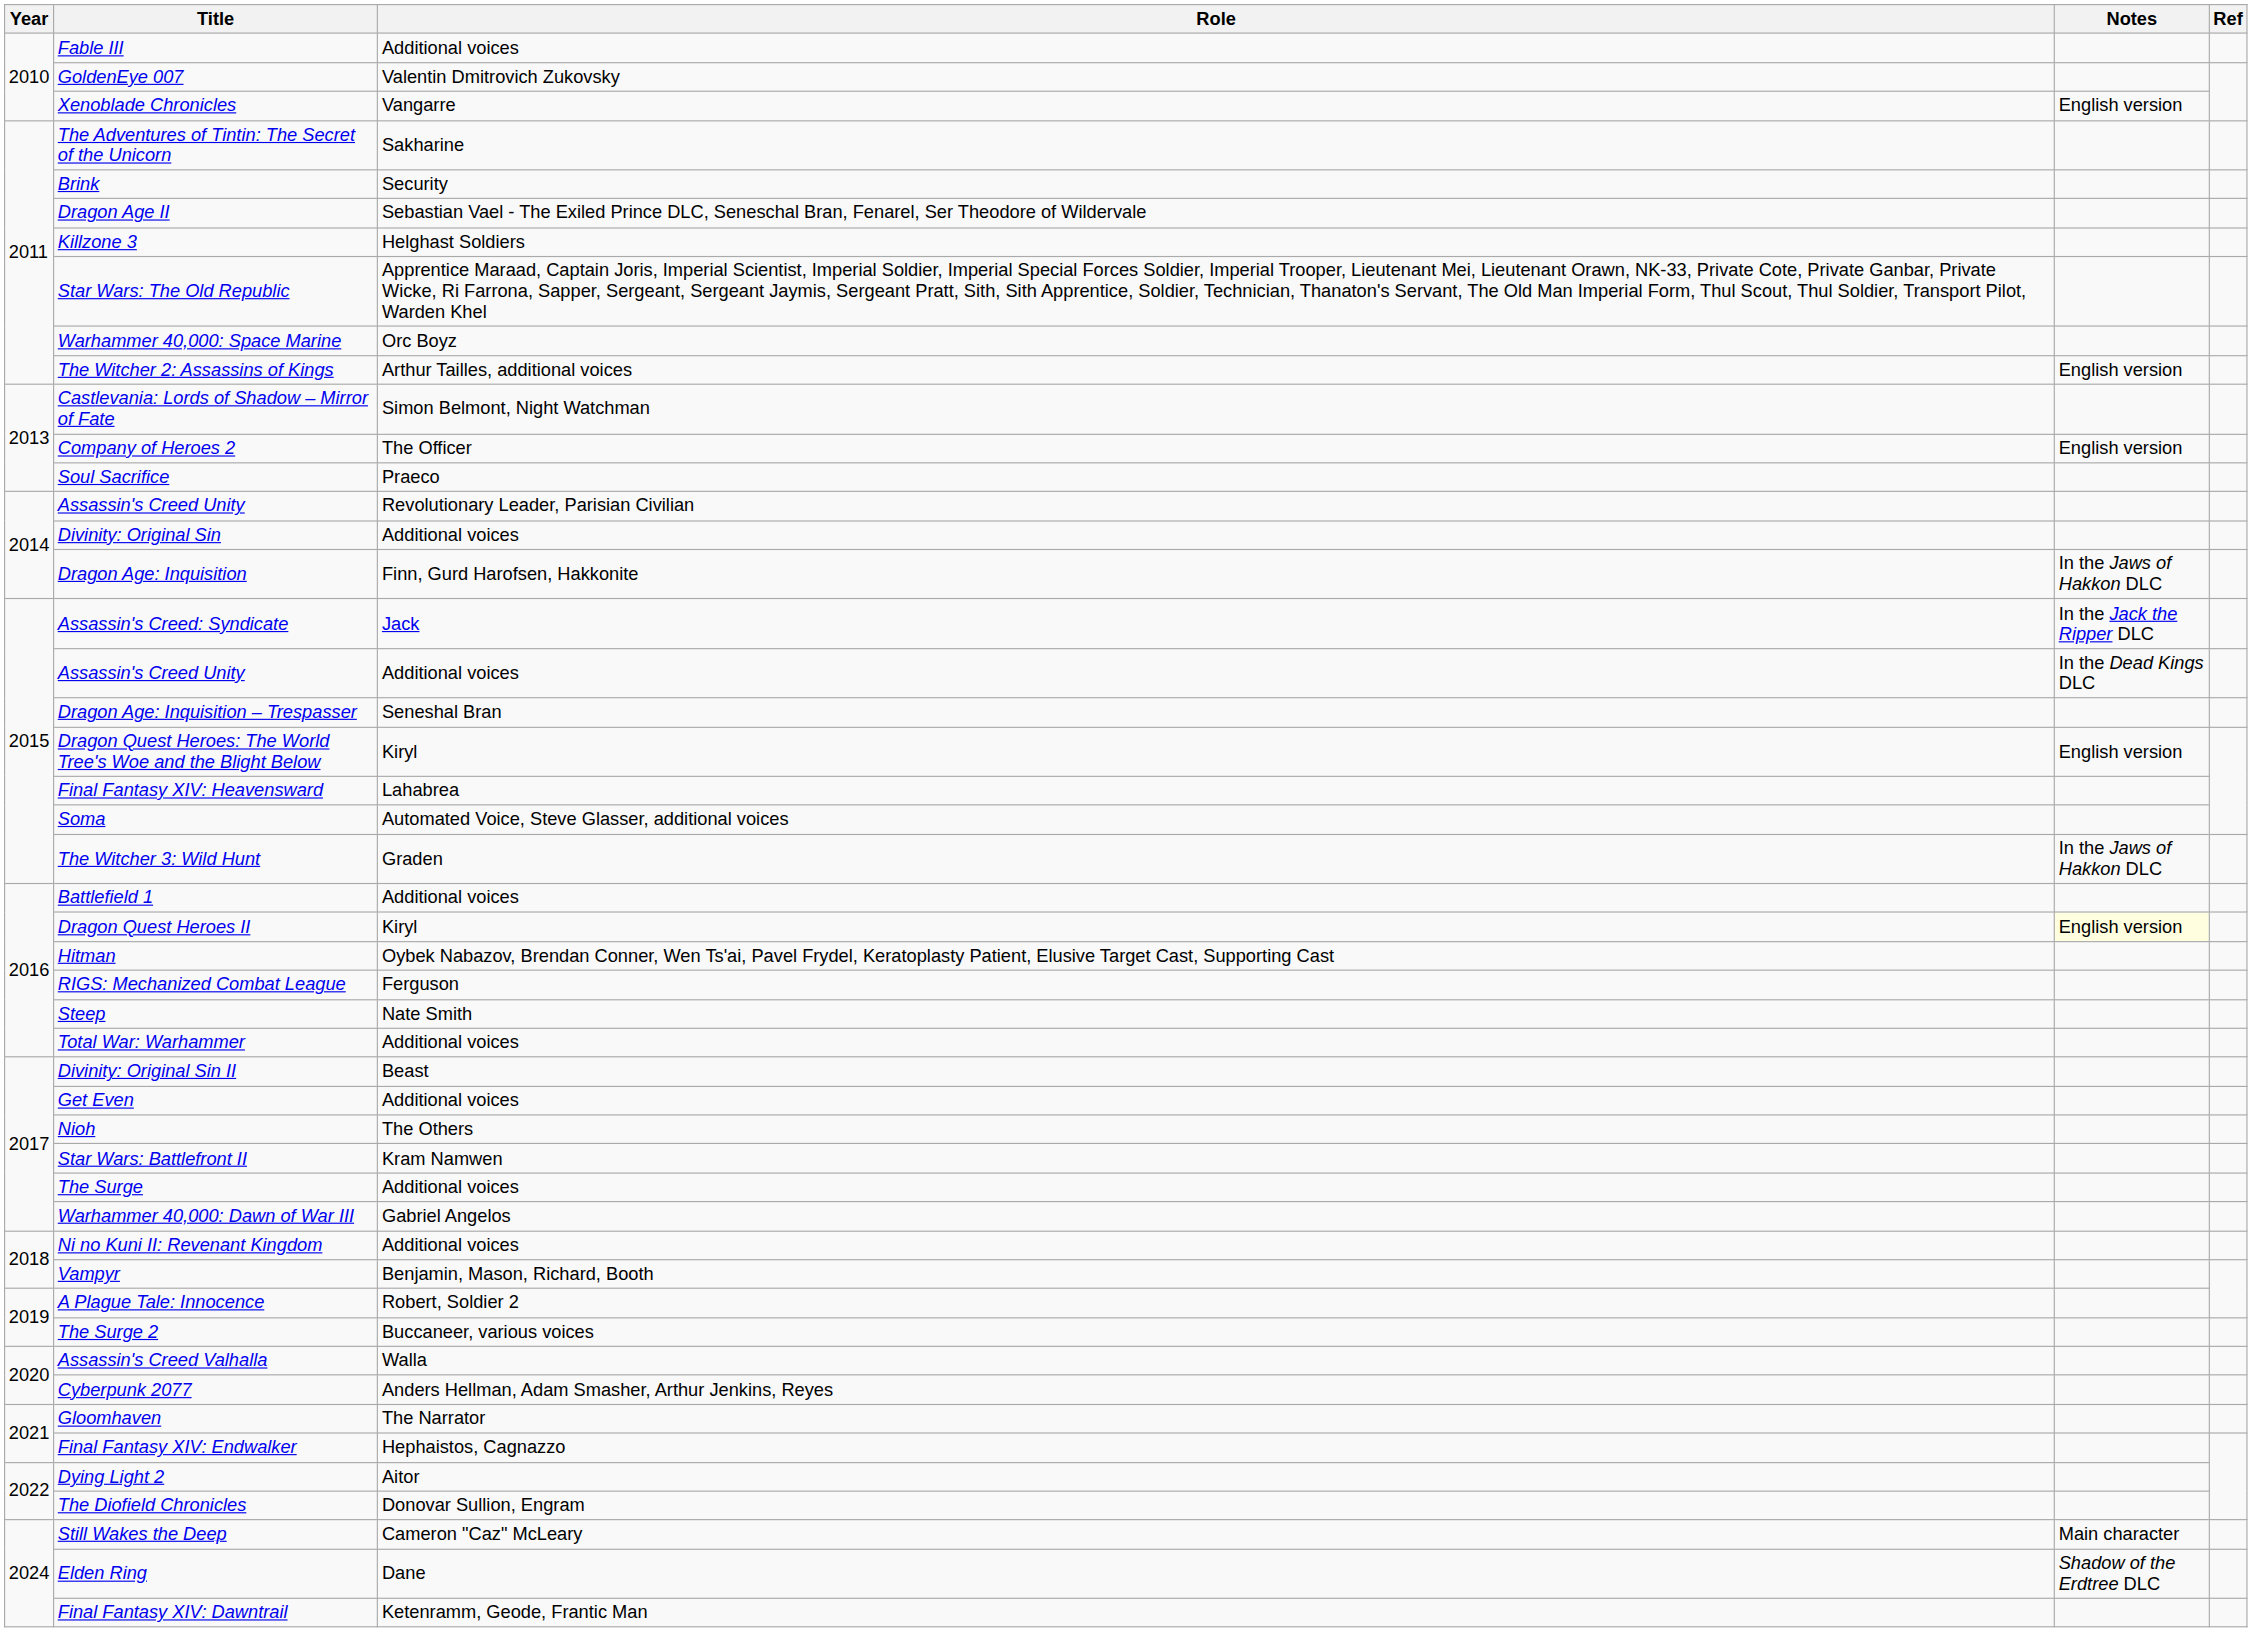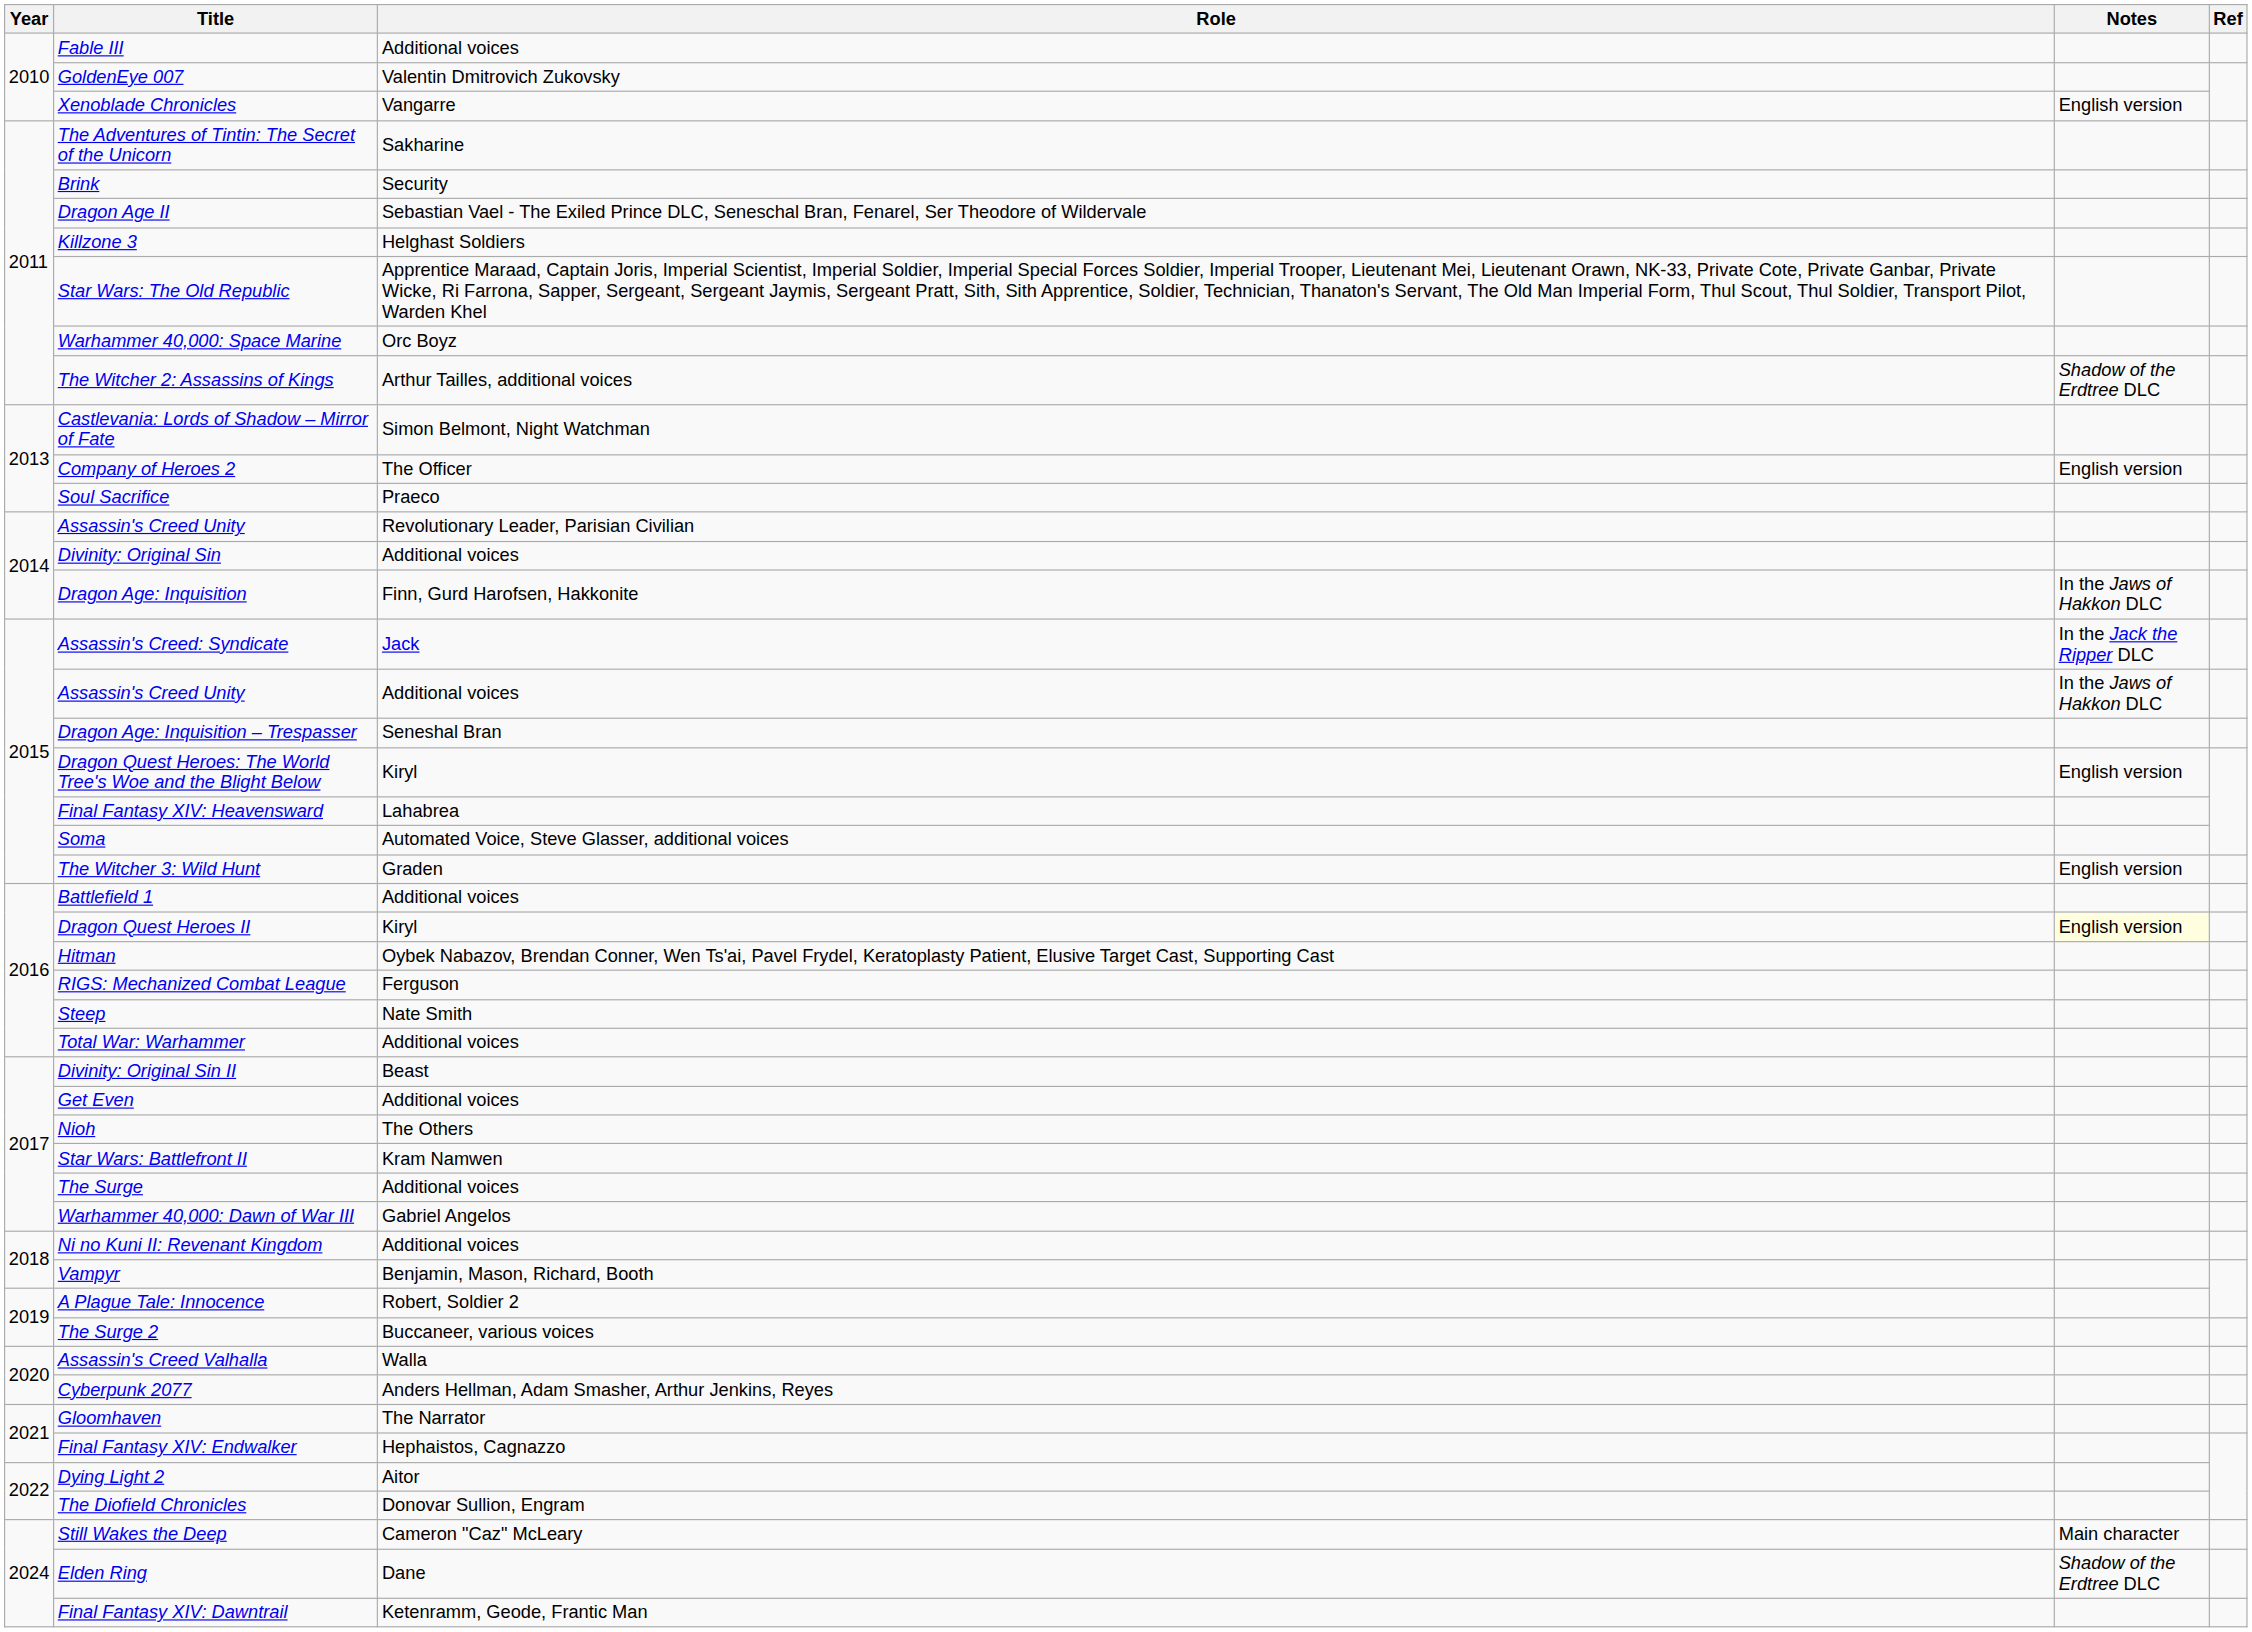(2121, 369) English version -> (2117, 380) Shadow of the Erdtree DLC
(2131, 673) In the Dead Kings DLC -> (2115, 693) In the Jaws of Hakkon DLC
(2115, 858) In the Jaws of Hakkon DLC -> (2121, 868) English version
